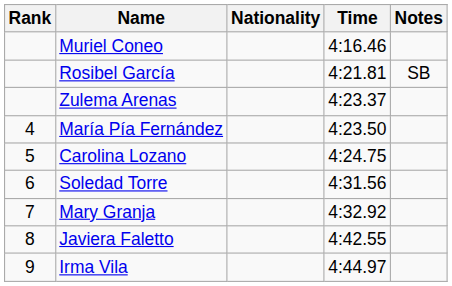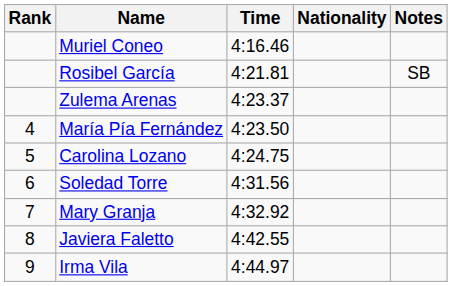columns swapped: (276, 18) <-> (357, 18)
